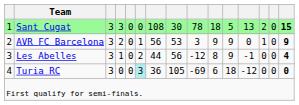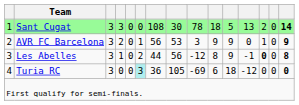(286, 27) 15 -> (286, 27) 14
(264, 56) normal -> (264, 56) bold
(286, 56) 4 -> (286, 56) 8
